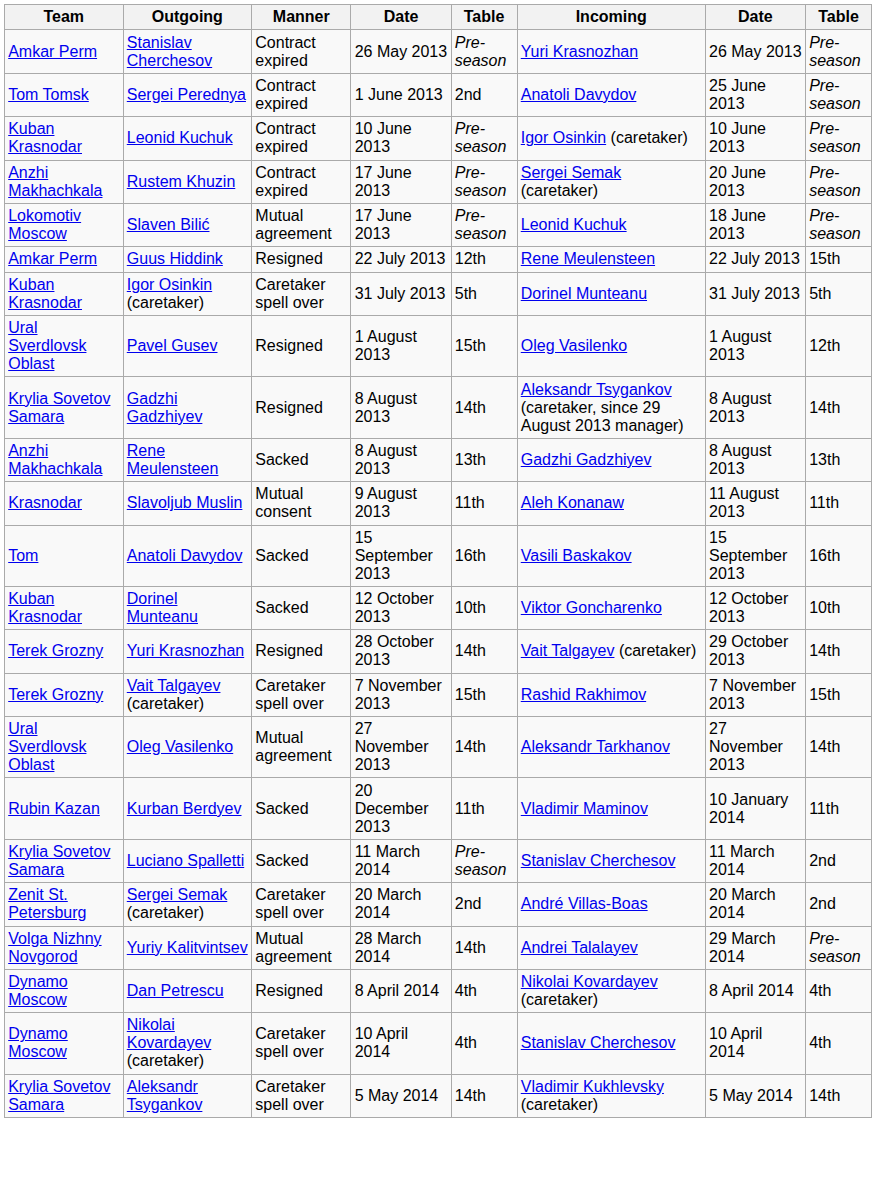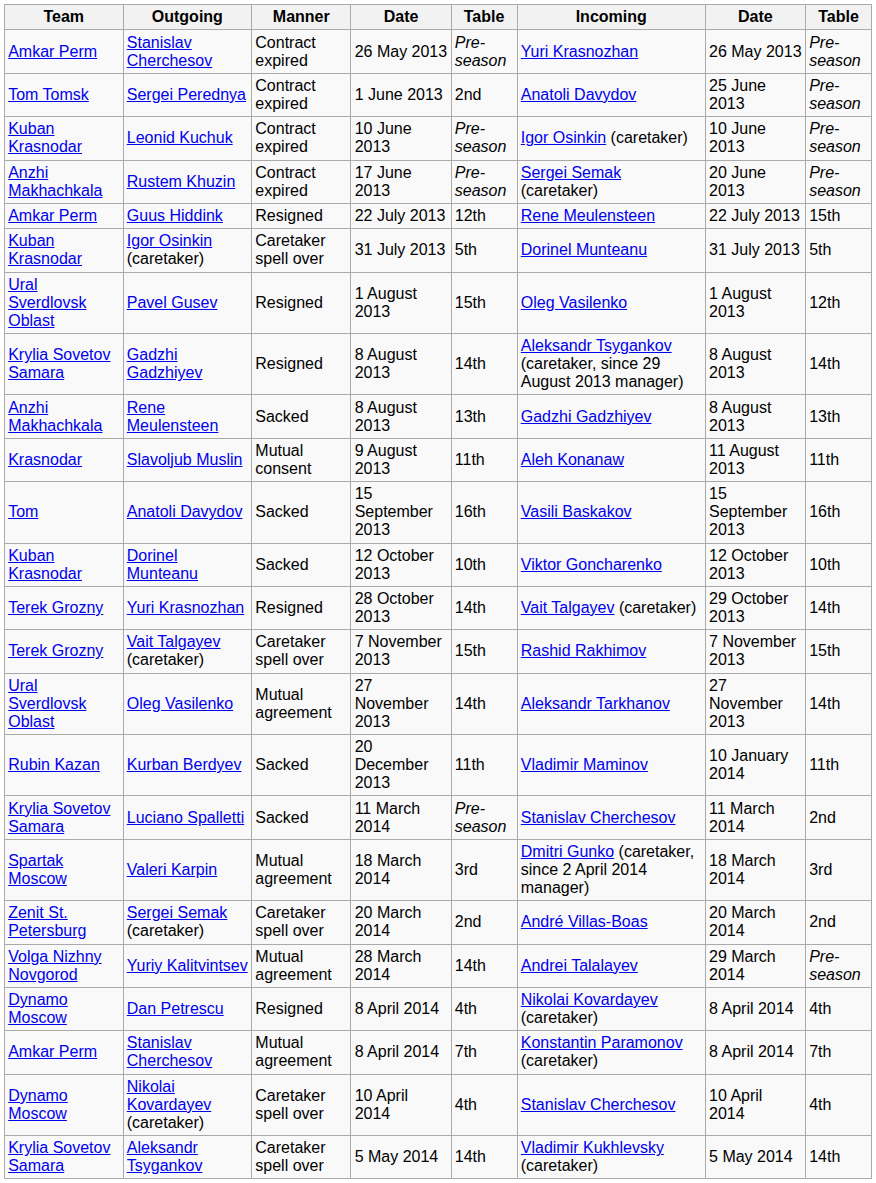- row: (168, 225)
+ row: (172, 869)
+ row: (169, 1052)
